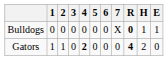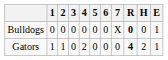(144, 30) 1 -> (144, 30) 0
(84, 47) bold -> (84, 47) normal
(157, 47) 0 -> (157, 47) 1
